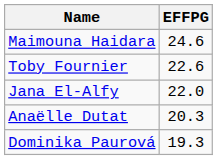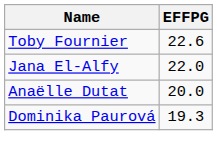- row: (82, 42)
(186, 117) 20.3 -> (186, 92) 20.0
